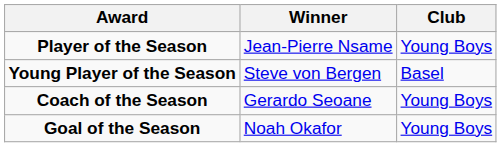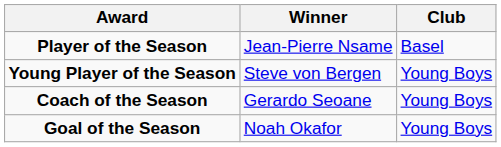(446, 45) Young Boys -> (422, 45) Basel
(422, 73) Basel -> (446, 73) Young Boys
